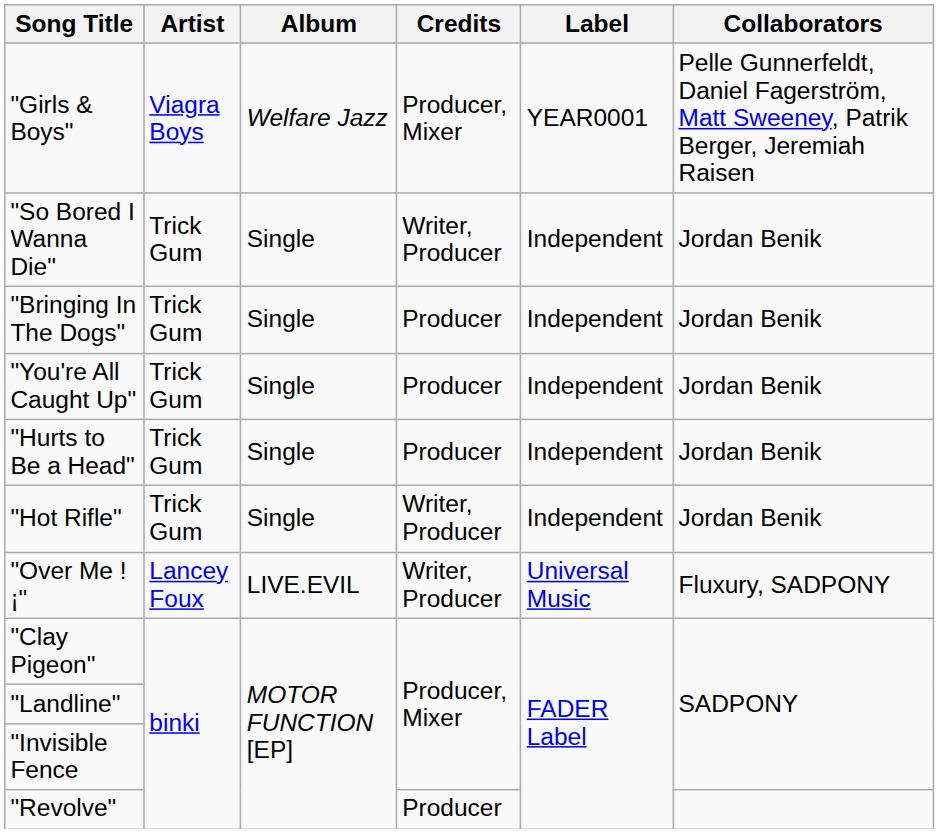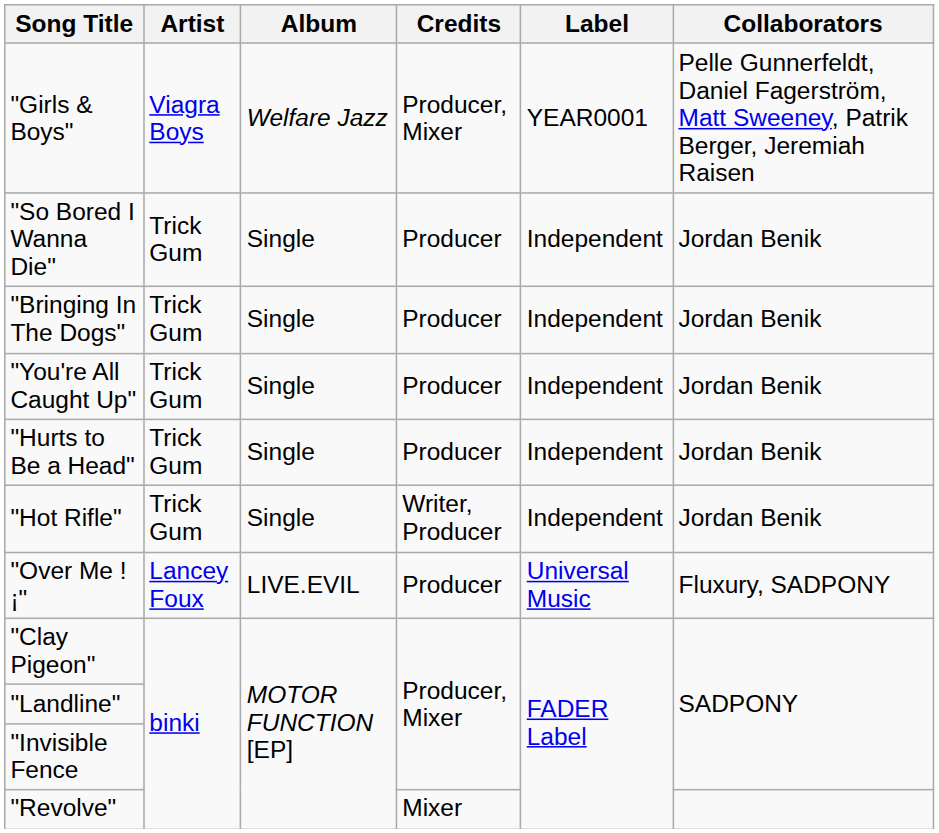(452, 239) Writer, Producer -> (452, 239) Producer
(452, 584) Writer, Producer -> (452, 584) Producer
(452, 808) Producer -> (432, 808) Mixer
